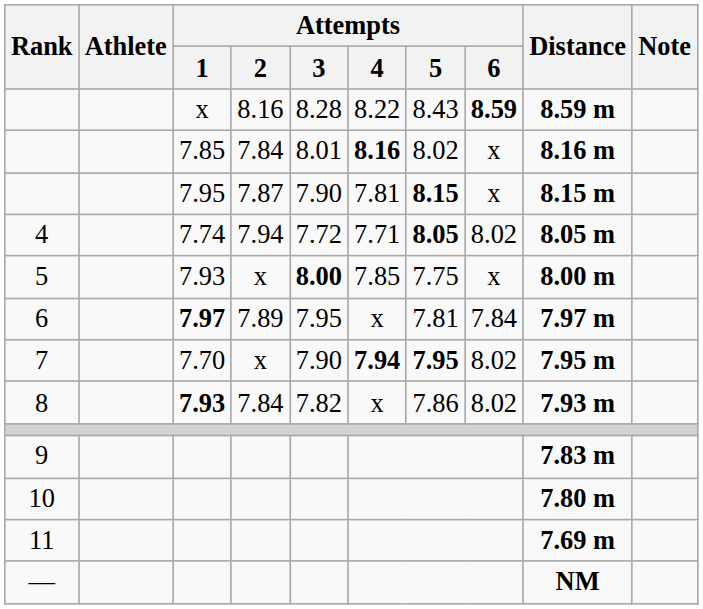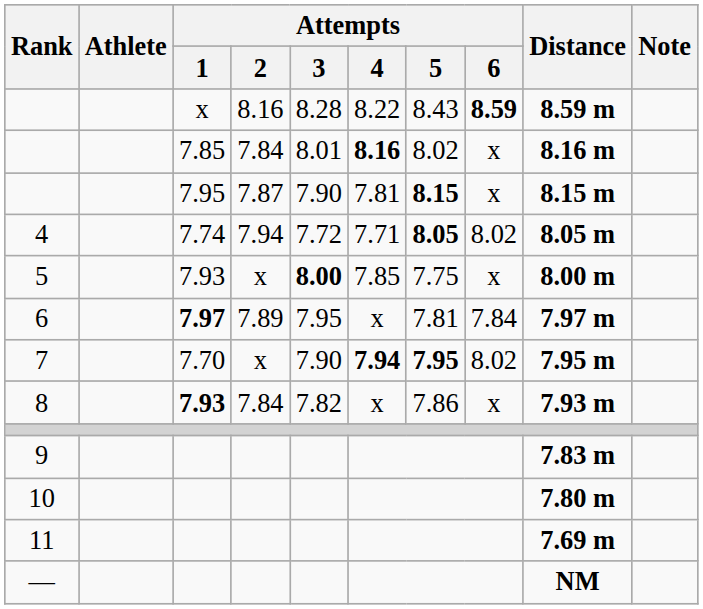(494, 402) 8.02 -> (494, 402) x
